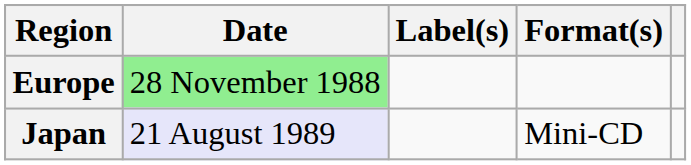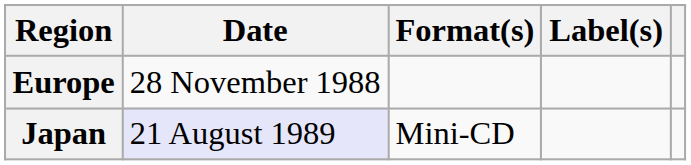columns swapped: (594, 30) <-> (452, 30)
(255, 81) lightgreen background -> (255, 81) no background
